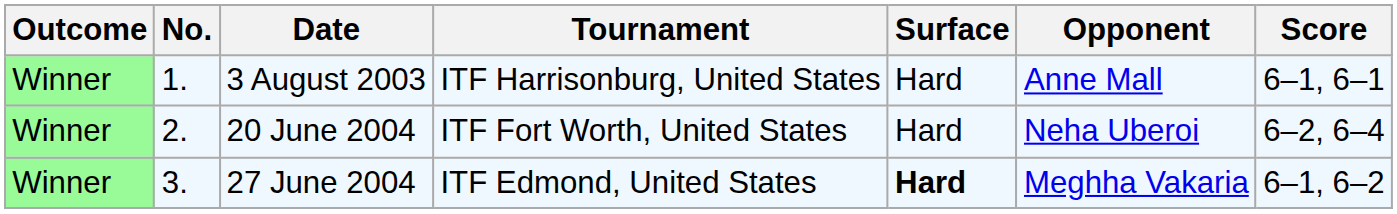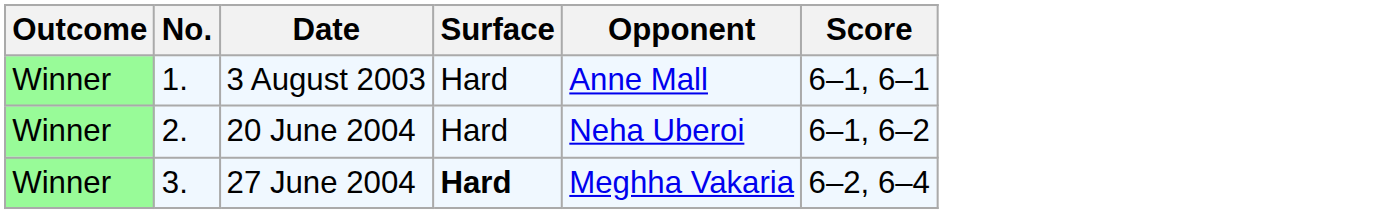- column: (661, 29)
(1324, 130) 6–2, 6–4 -> (869, 130) 6–1, 6–2
(1324, 181) 6–1, 6–2 -> (869, 181) 6–2, 6–4
